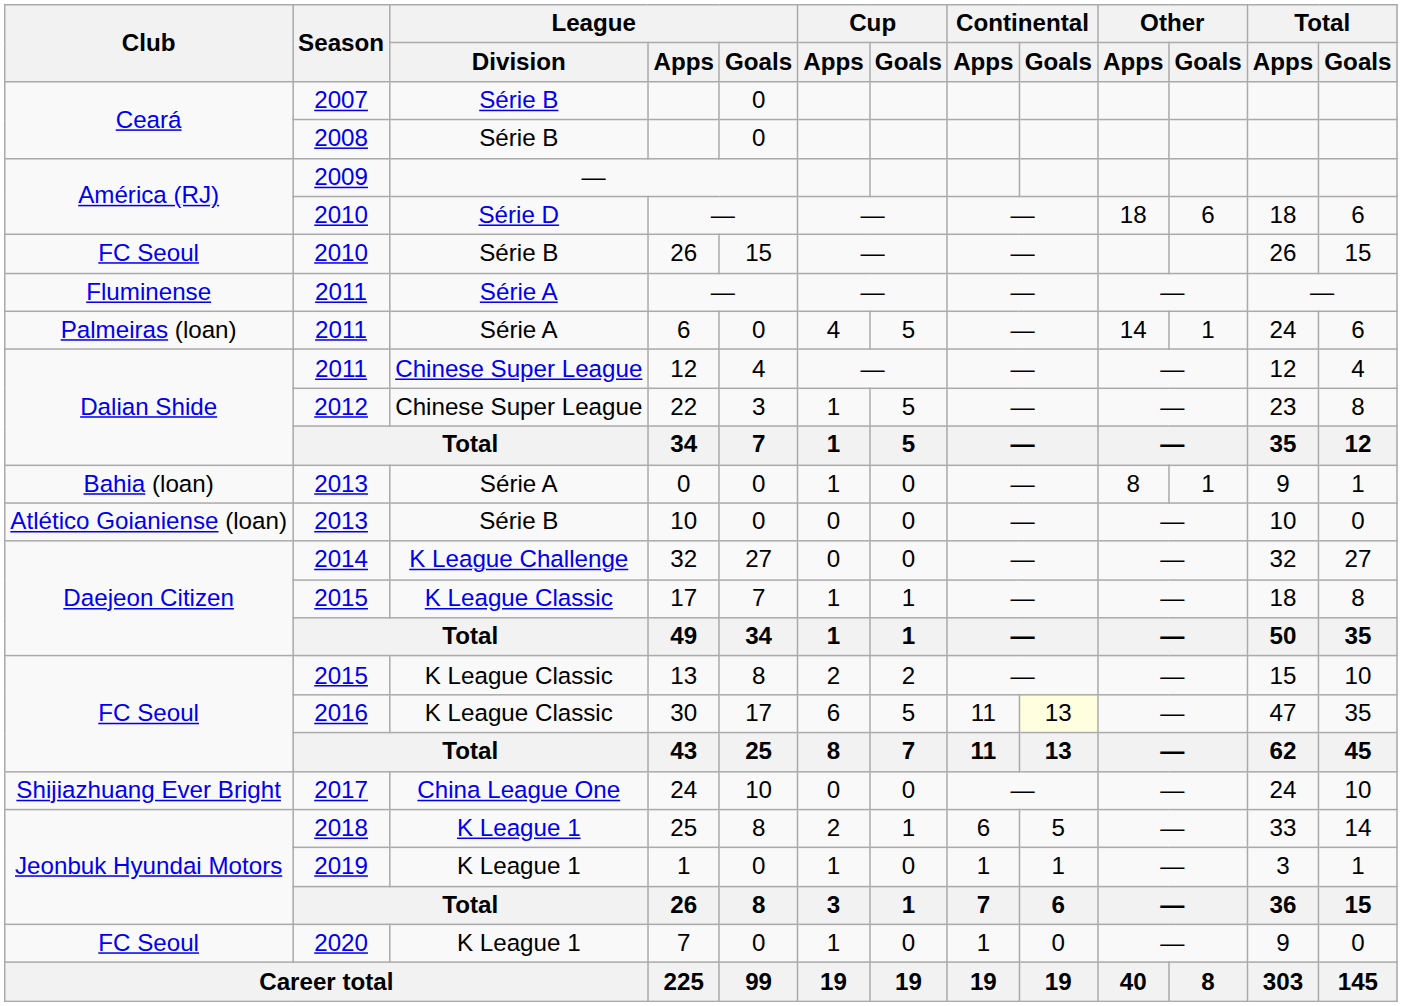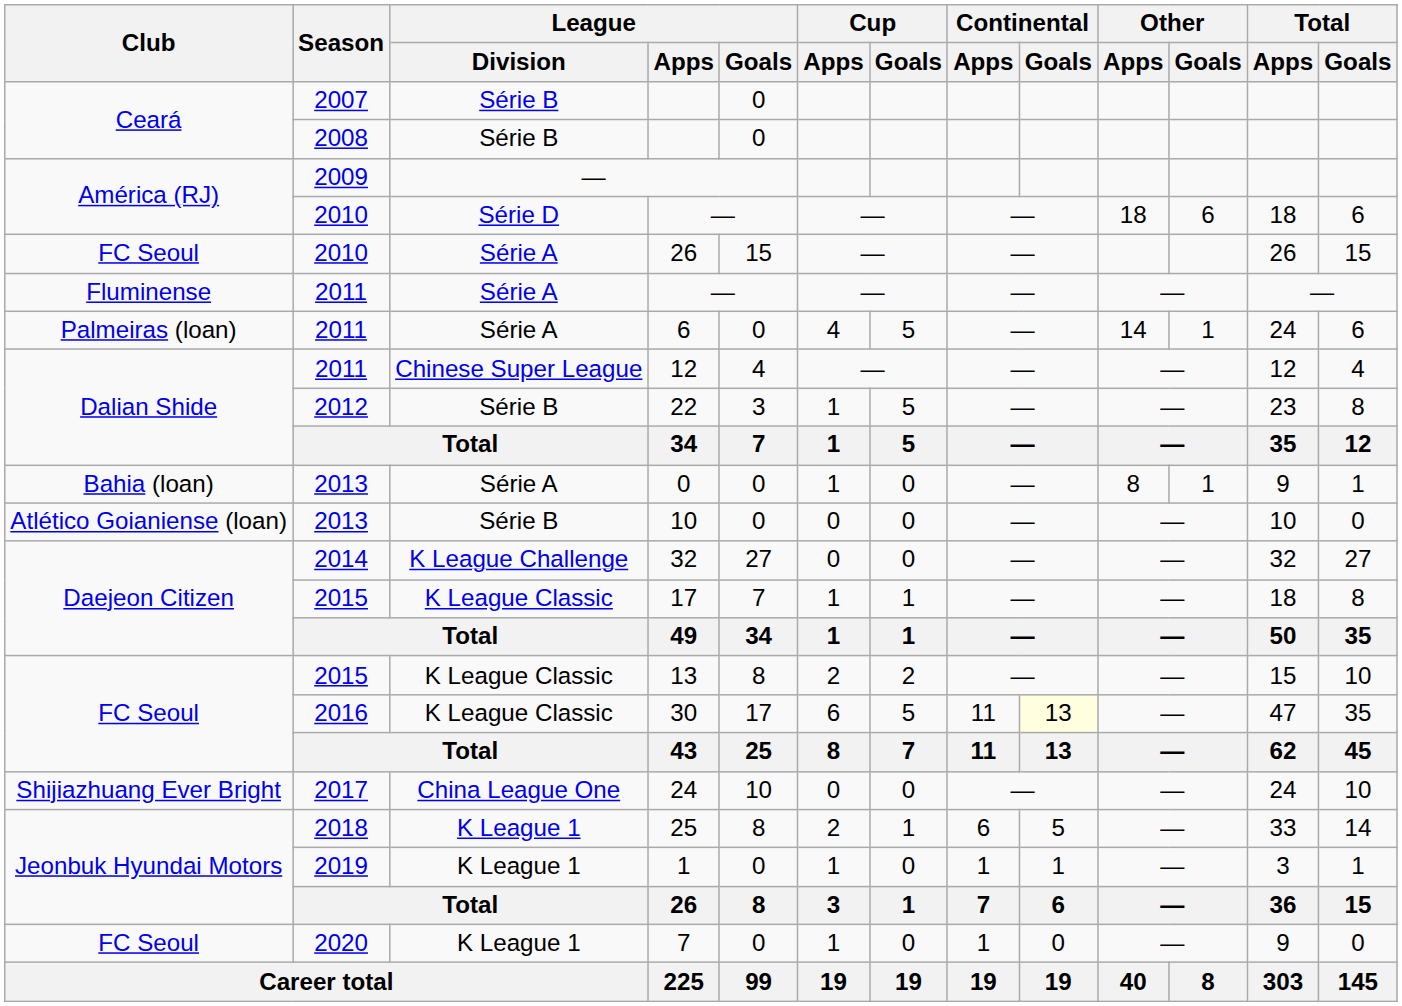(519, 253) Série B -> (519, 253) Série A
(519, 406) Chinese Super League -> (519, 406) Série B
